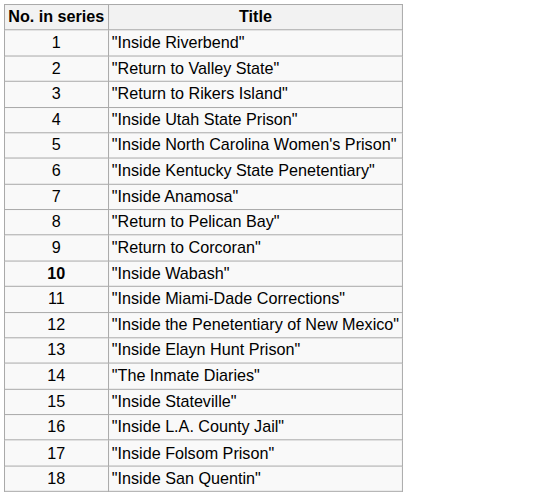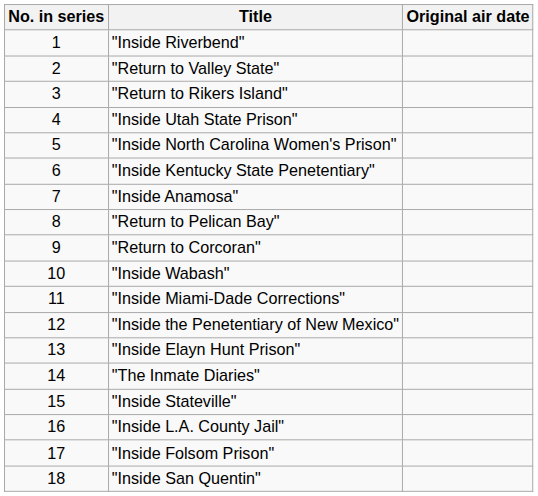+ column: (468, 17)
(56, 273) bold -> (56, 273) normal
